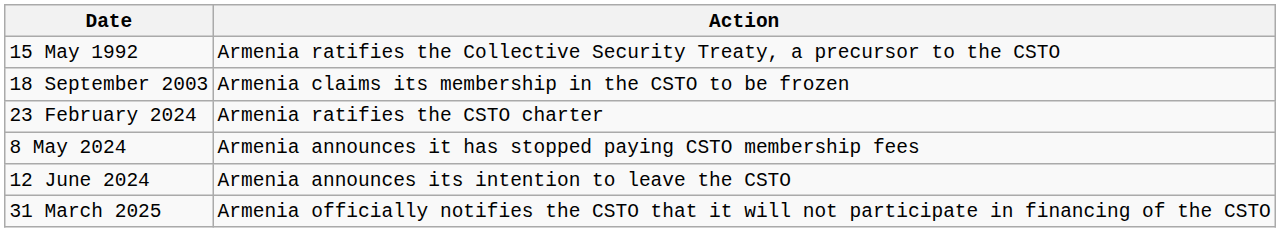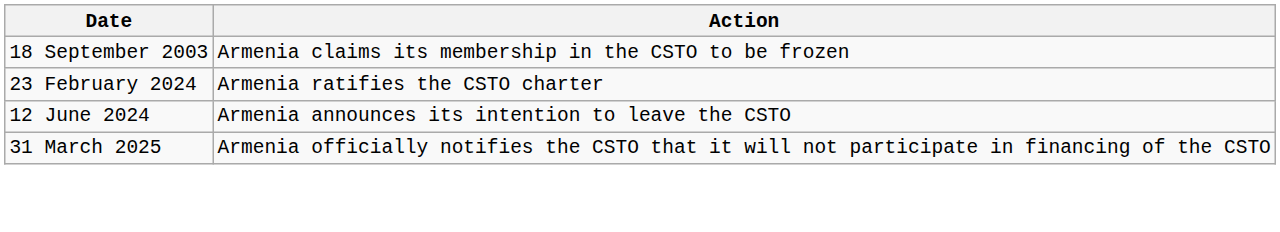- row: (74, 52)
- row: (68, 148)
